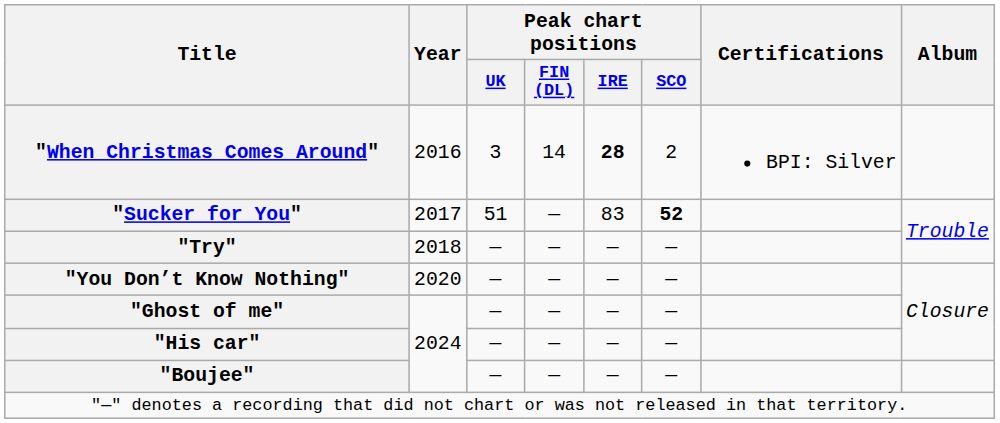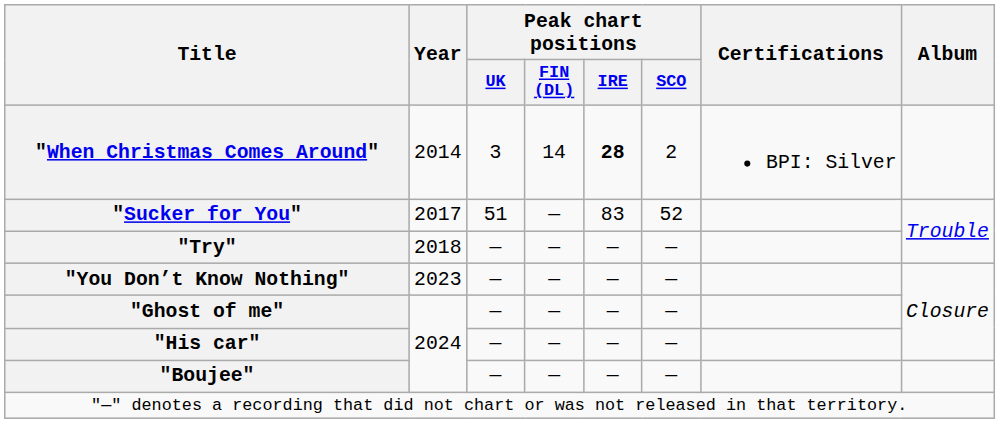(438, 152) 2016 -> (438, 152) 2014
(671, 215) bold -> (671, 215) normal
(438, 280) 2020 -> (438, 280) 2023
